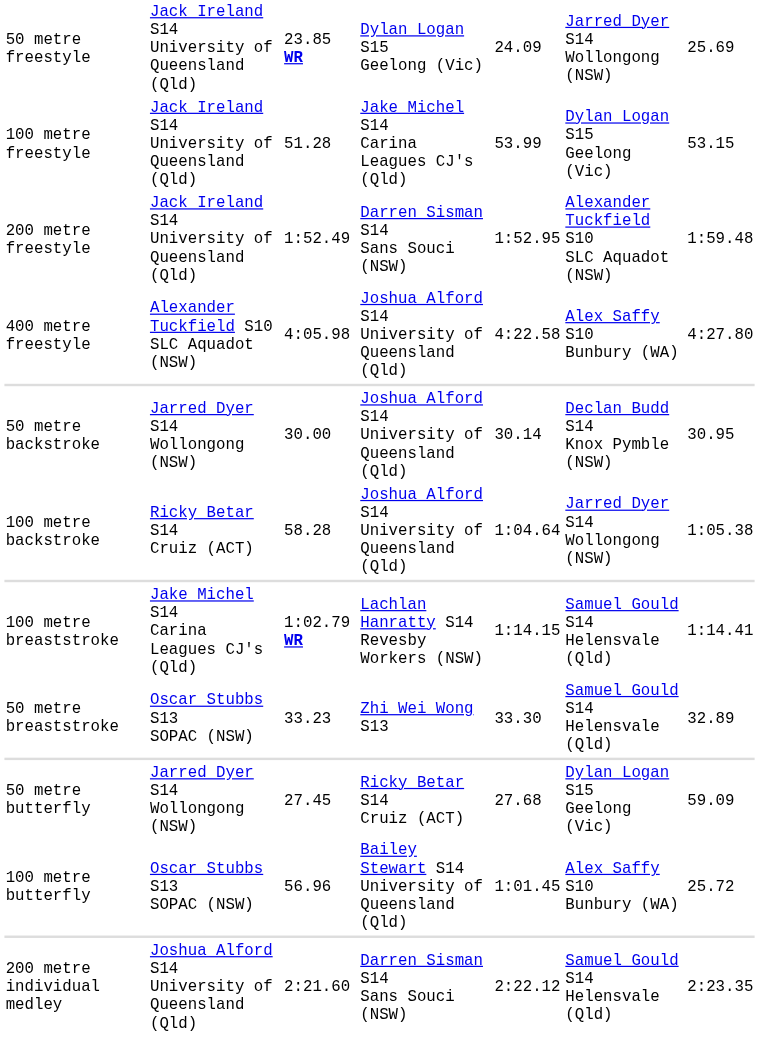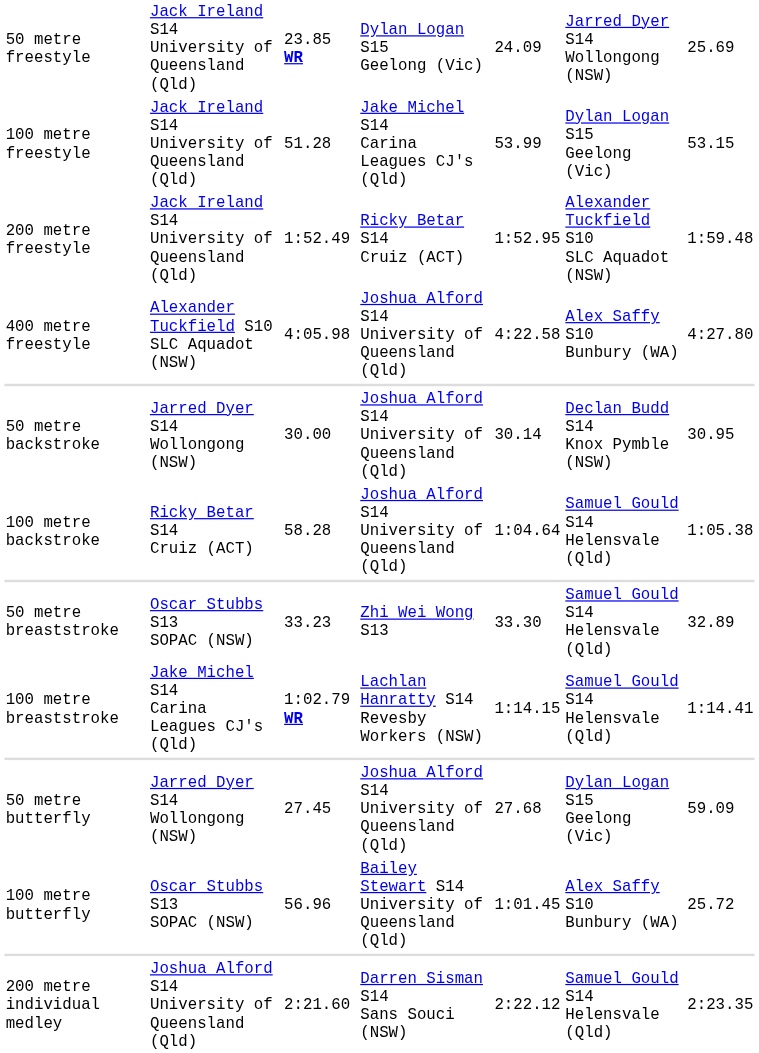(422, 239) Darren Sisman S14 Sans Souci (NSW) -> (412, 239) Ricky Betar S14 Cruiz (ACT)
(617, 531) Jarred Dyer S14 Wollongong (NSW) -> (622, 531) Samuel Gould S14 Helensvale (Qld)
rows swapped: (62, 718) <-> (62, 631)
(412, 800) Ricky Betar S14 Cruiz (ACT) -> (422, 809) Joshua Alford S14 University of Queensland (Qld)
